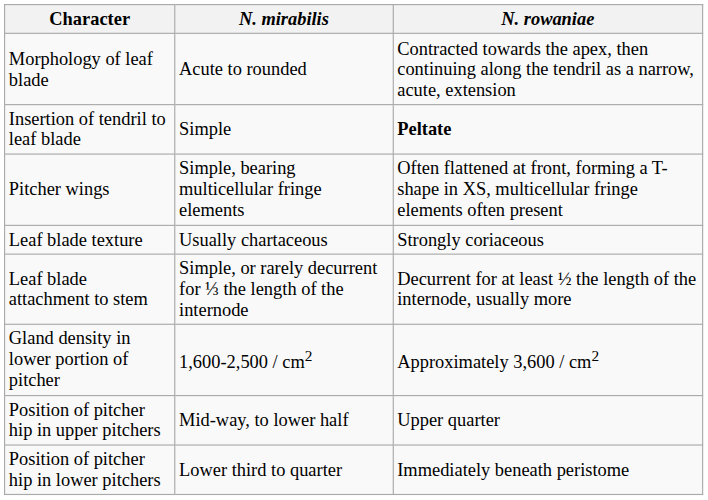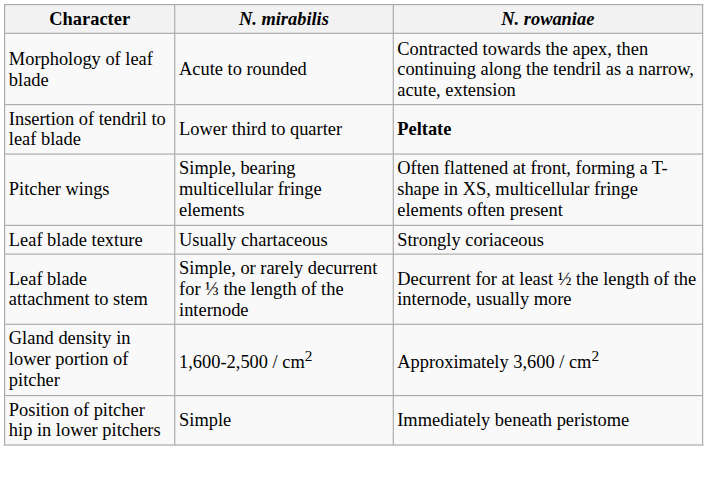(205, 129) Simple -> (261, 129) Lower third to quarter
- row: (85, 420)
(261, 469) Lower third to quarter -> (205, 420) Simple
